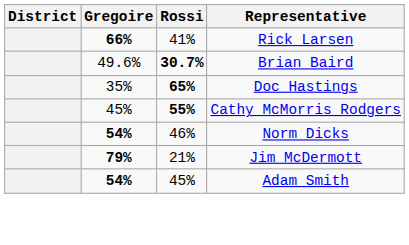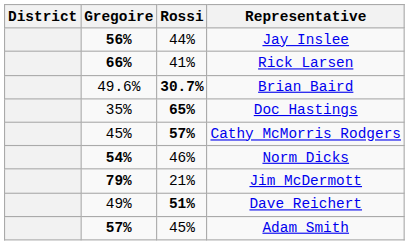+ row: (306, 40)
(182, 110) 55% -> (182, 134) 57%
+ row: (306, 204)
(119, 181) 54% -> (119, 228) 57%
